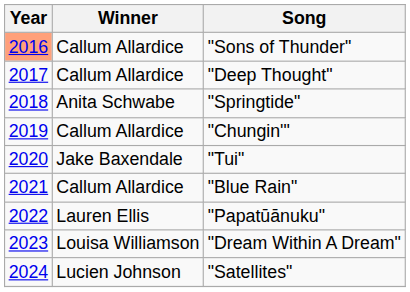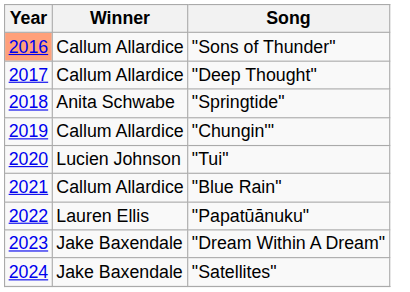(120, 159) Jake Baxendale -> (119, 159) Lucien Johnson
(128, 243) Louisa Williamson -> (120, 243) Jake Baxendale
(119, 272) Lucien Johnson -> (120, 272) Jake Baxendale
